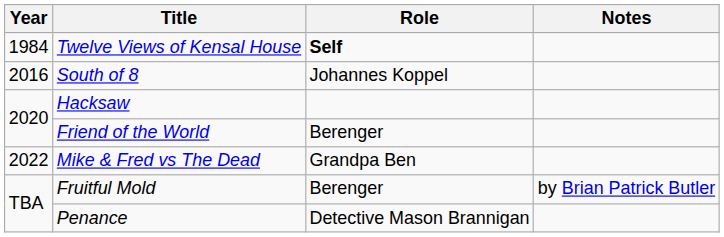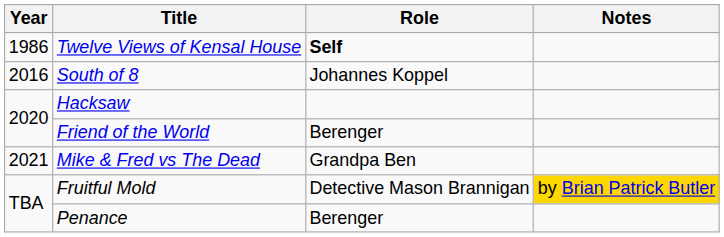(29, 47) 1984 -> (29, 47) 1986
(29, 160) 2022 -> (29, 160) 2021
(346, 189) Berenger -> (420, 189) Detective Mason Brannigan
(626, 189) no background -> (626, 189) gold background
(420, 217) Detective Mason Brannigan -> (346, 217) Berenger
